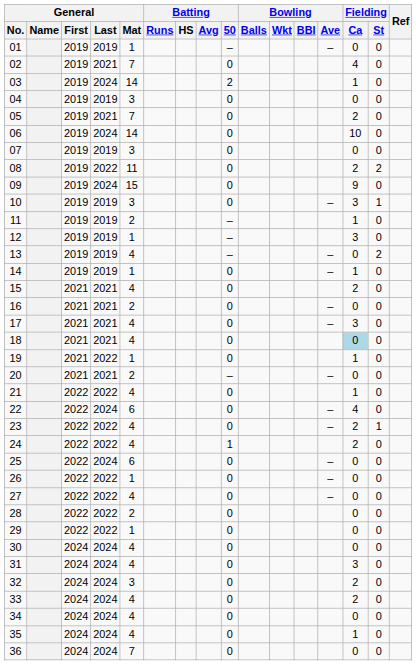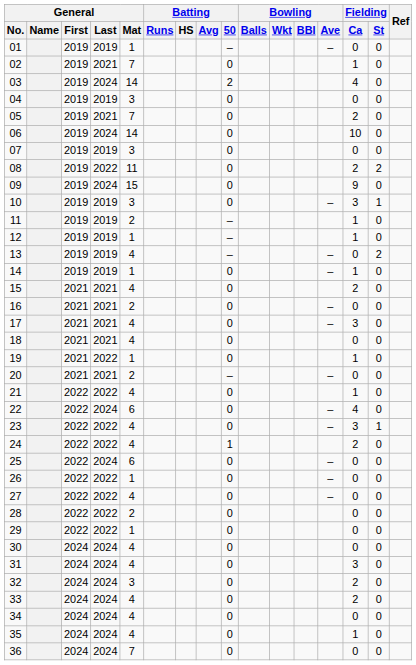(355, 64) 4 -> (355, 64) 1
(355, 82) 1 -> (355, 82) 4
(355, 237) 3 -> (355, 237) 1
(355, 340) lightblue background -> (355, 340) no background
(355, 427) 2 -> (355, 427) 3
